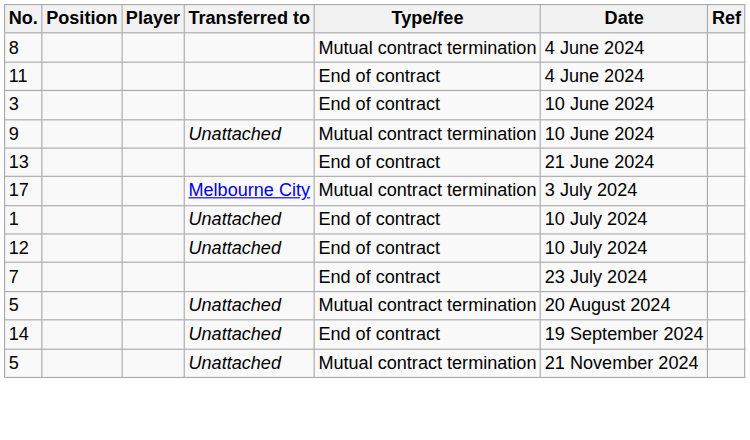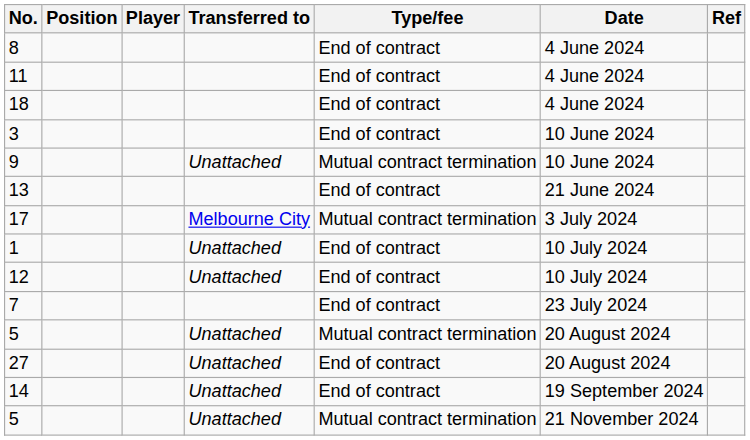(427, 47) Mutual contract termination -> (379, 47) End of contract
+ row: (19, 104)
+ row: (19, 362)
